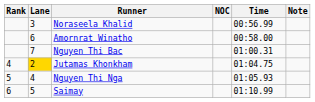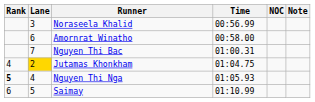columns swapped: (222, 11) <-> (259, 11)
(9, 78) normal -> (9, 78) bold
